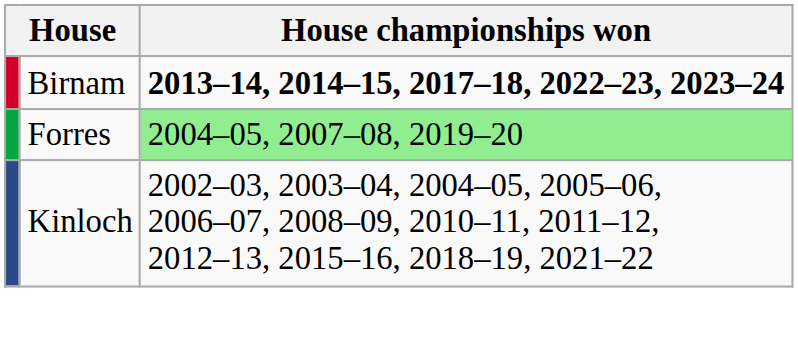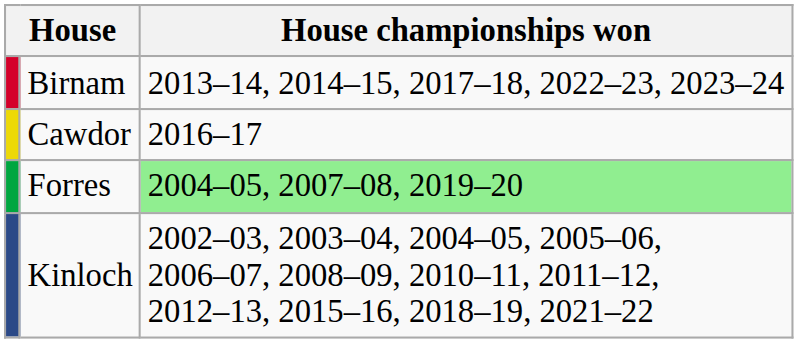(466, 82) bold -> (466, 82) normal
+ row: (79, 133)
